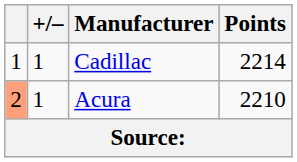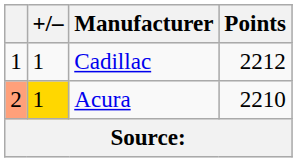(263, 61) 2214 -> (263, 61) 2212
(38, 99) no background -> (38, 99) gold background
